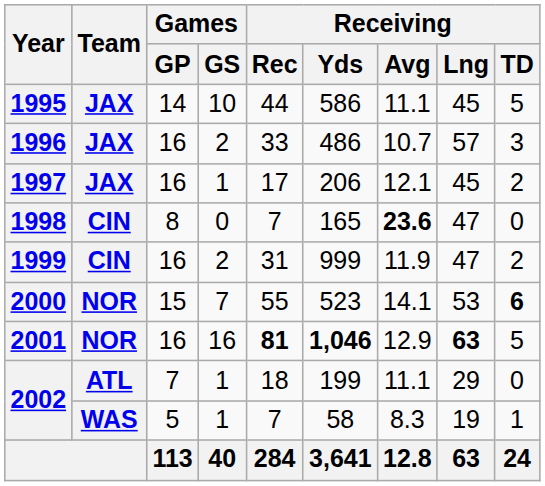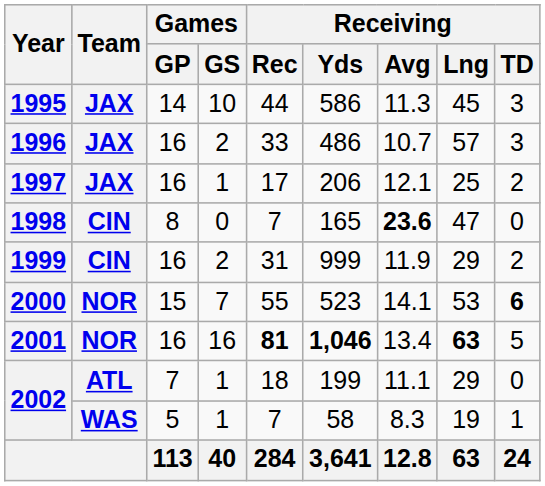(407, 103) 11.1 -> (407, 103) 11.3
(517, 103) 5 -> (517, 103) 3
(466, 182) 45 -> (466, 182) 25
(466, 261) 47 -> (466, 261) 29
(407, 340) 12.9 -> (407, 340) 13.4
